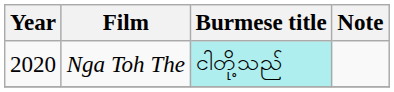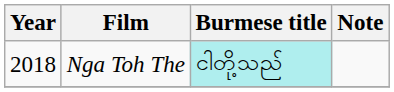(33, 63) 2020 -> (33, 63) 2018
